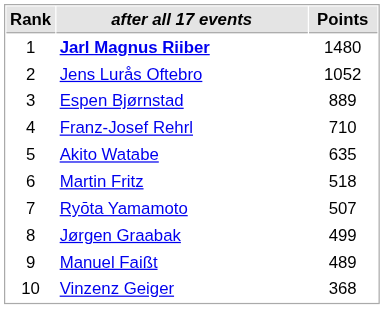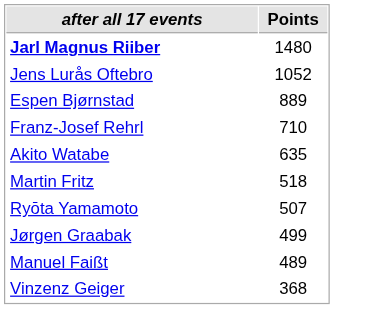- column: (31, 19)
